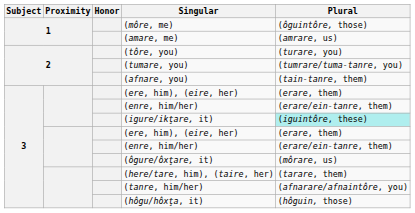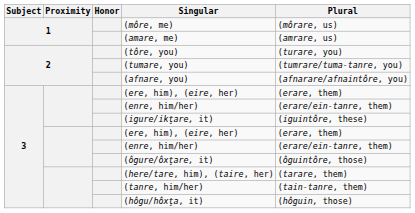(323, 25) (ôguintôre, those) -> (308, 25) (môrare, us)
(323, 79) (tain-tanre, them) -> (343, 79) (afnarare/afnaintôre, you)
(323, 120) paleturquoise background -> (323, 120) no background
(308, 160) (môrare, us) -> (323, 160) (ôguintôre, those)
(343, 187) (afnarare/afnaintôre, you) -> (323, 187) (tain-tanre, them)
